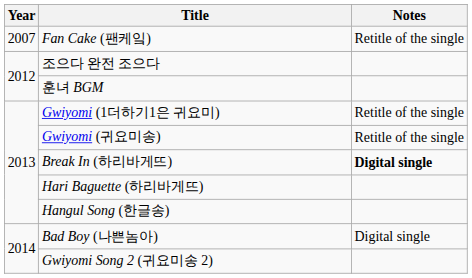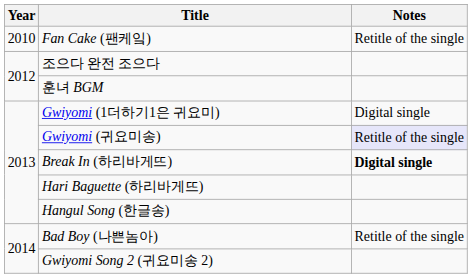(22, 38) 2007 -> (22, 38) 2010
(409, 112) Retitle of the single -> (392, 112) Digital single
(409, 137) no background -> (409, 137) lavender background
(392, 236) Digital single -> (409, 236) Retitle of the single
